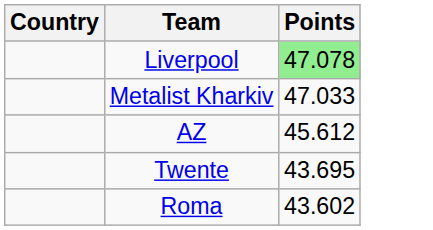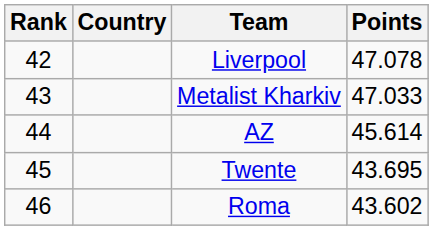+ column: (38, 22)
(320, 59) lightgreen background -> (387, 59) no background
(320, 133) 45.612 -> (387, 133) 45.614
